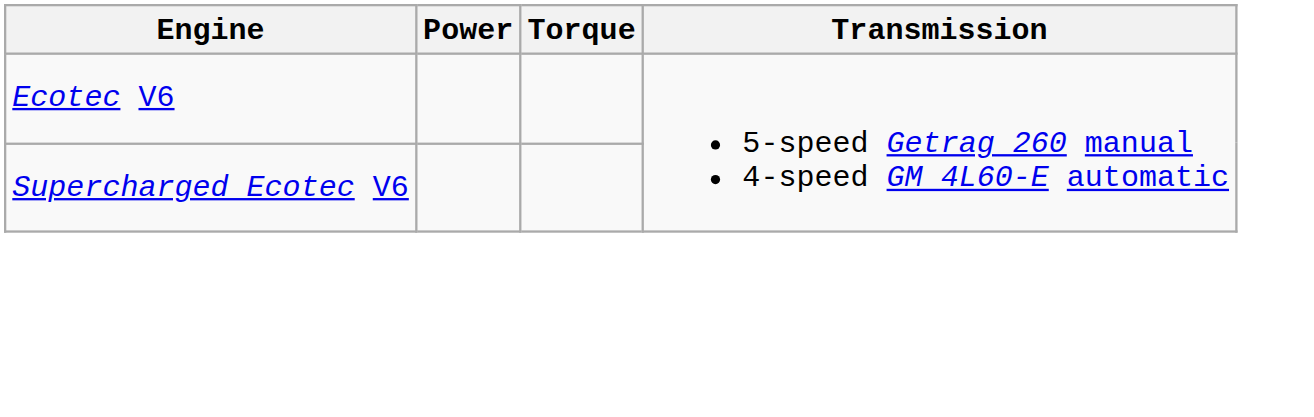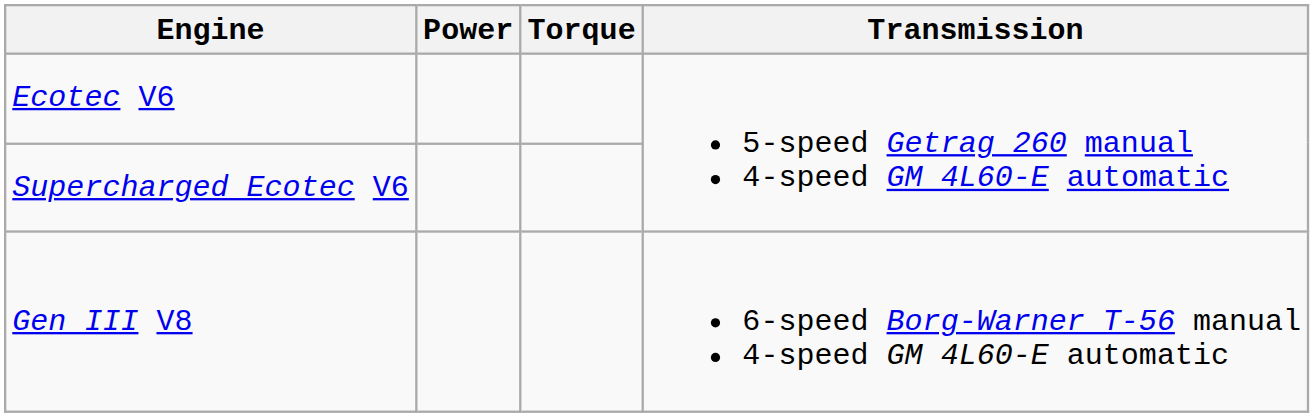+ row: (102, 322)
